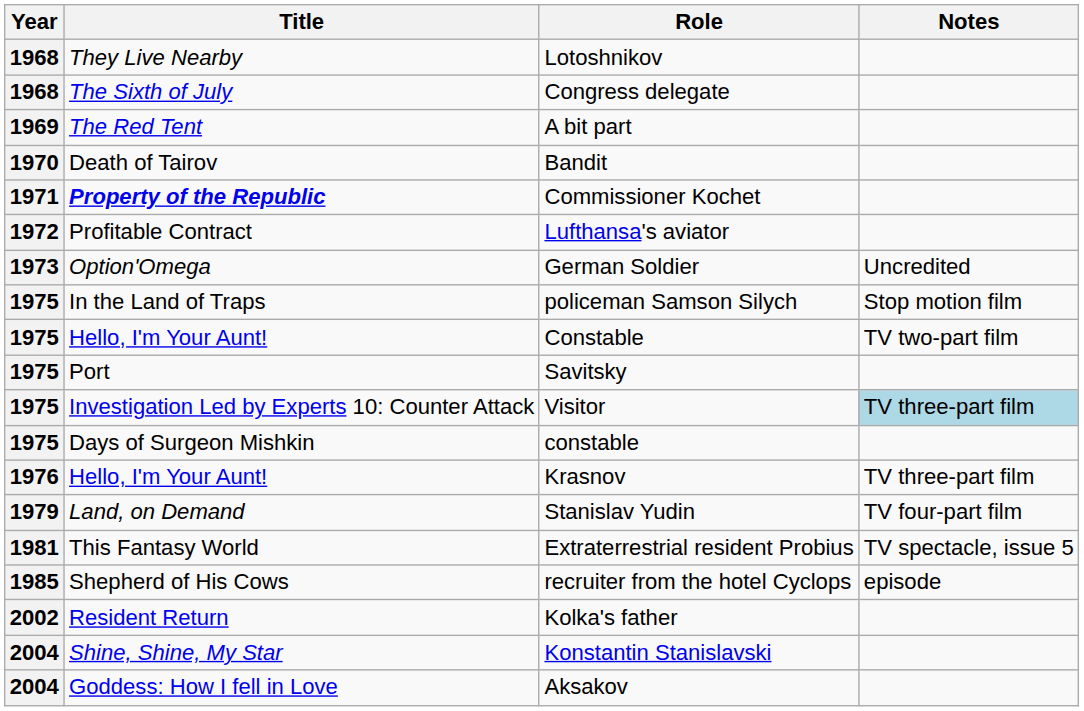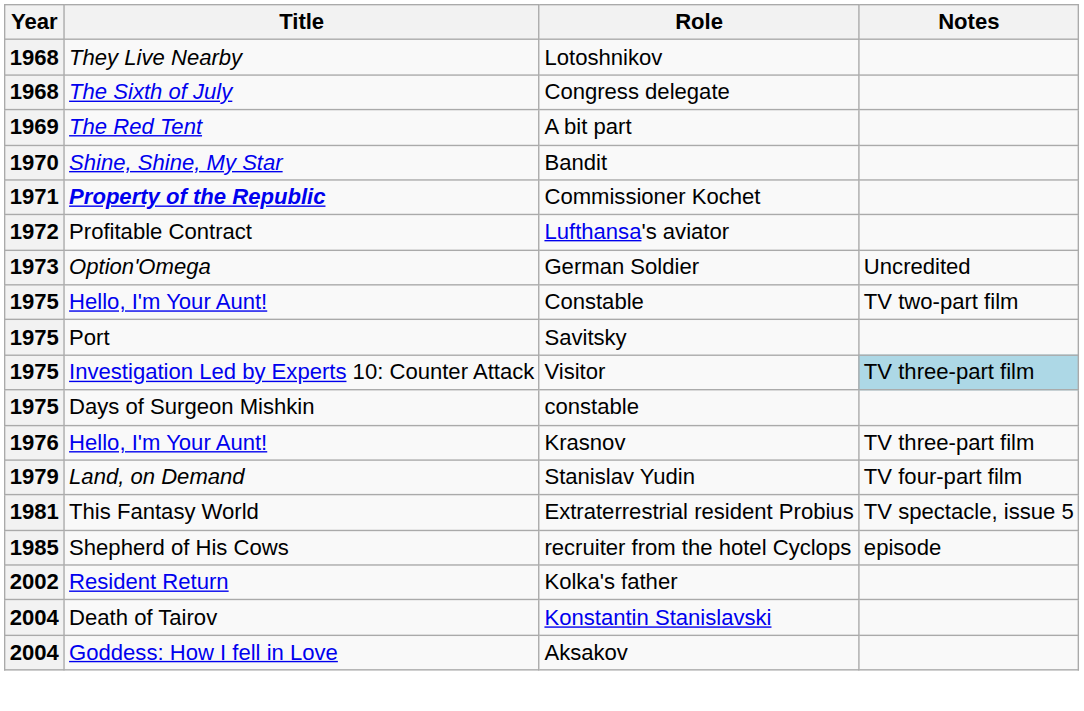(143, 162) Death of Tairov -> (176, 162) Shine, Shine, My Star
- row: (671, 302)
(176, 652) Shine, Shine, My Star -> (143, 617) Death of Tairov
